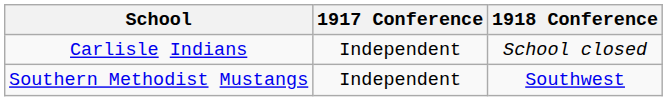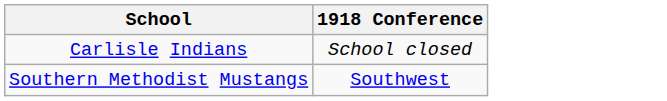- column: (400, 20)
